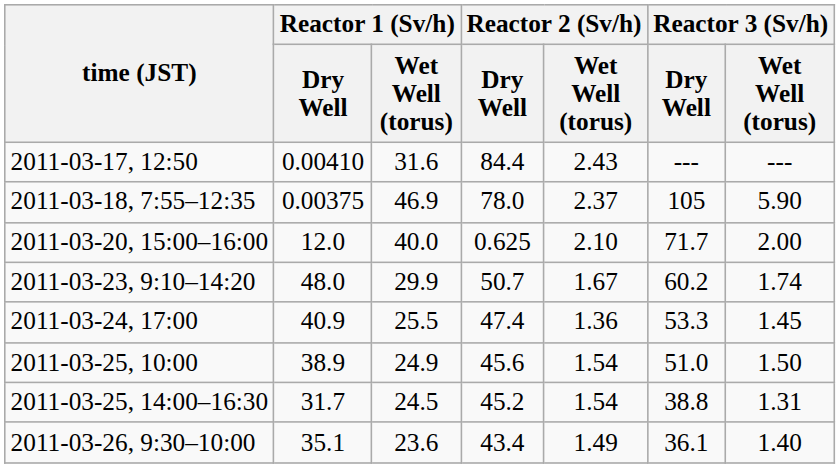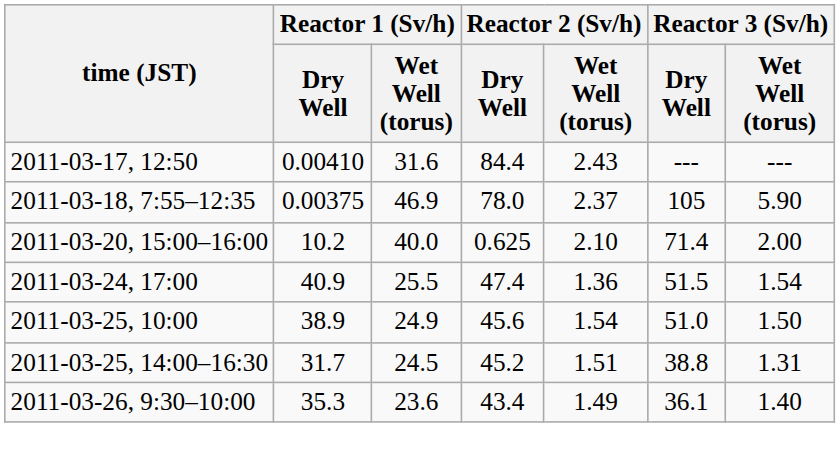(323, 241) 12.0 -> (323, 241) 10.2
(686, 241) 71.7 -> (686, 241) 71.4
- row: (133, 281)
(686, 321) 53.3 -> (686, 281) 51.5
(780, 321) 1.45 -> (780, 281) 1.54
(596, 402) 1.54 -> (596, 362) 1.51
(323, 442) 35.1 -> (323, 402) 35.3
